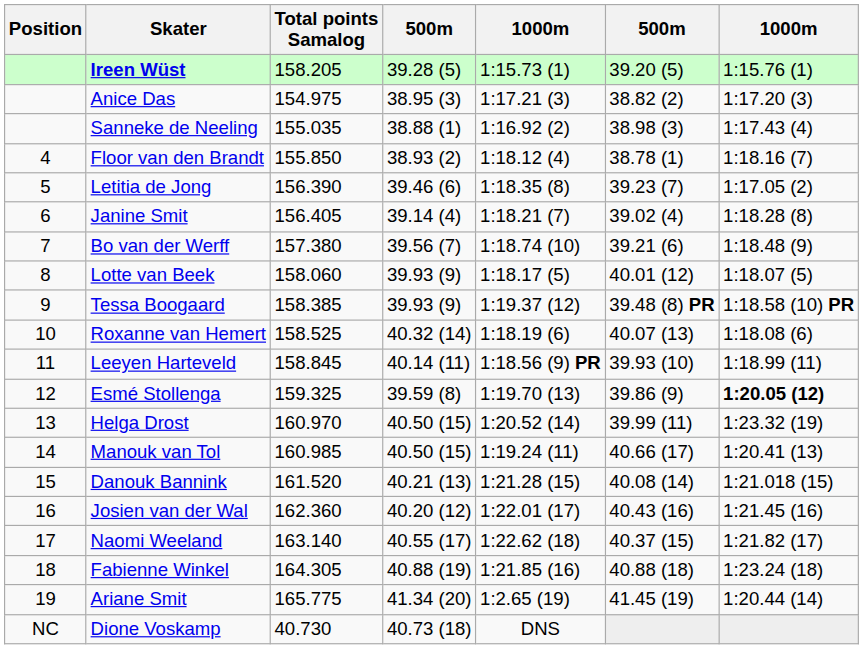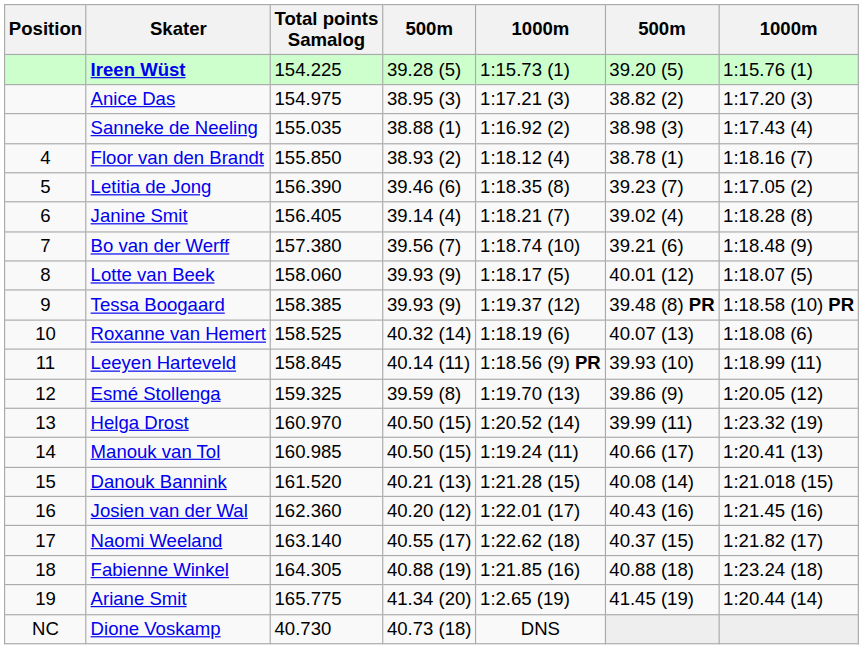(308, 69) 158.205 -> (308, 69) 154.225
(774, 393) bold -> (773, 393) normal
